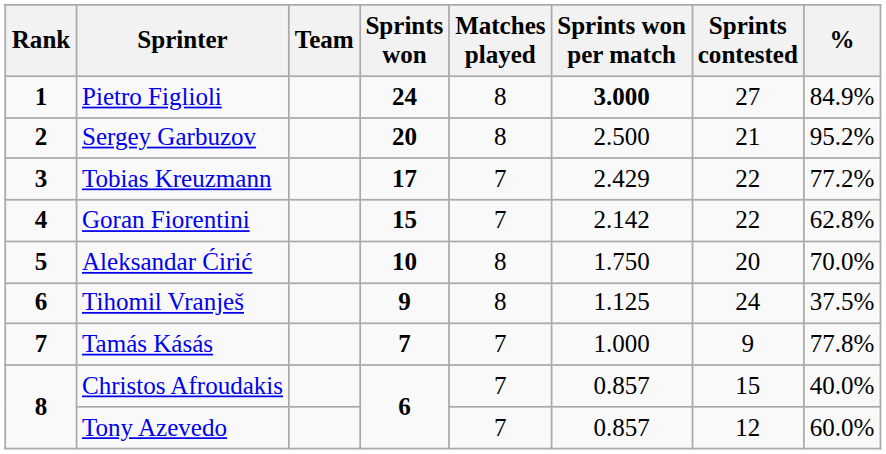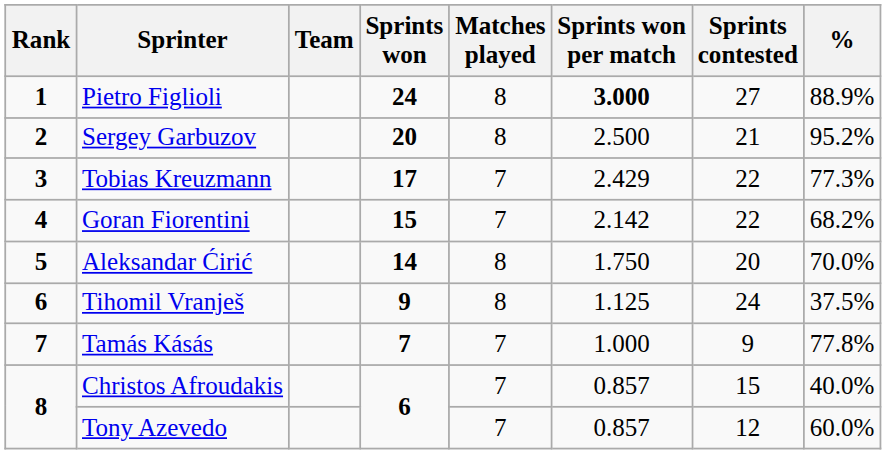(842, 96) 84.9% -> (842, 96) 88.9%
(842, 179) 77.2% -> (842, 179) 77.3%
(842, 220) 62.8% -> (842, 220) 68.2%
(404, 261) 10 -> (404, 261) 14
